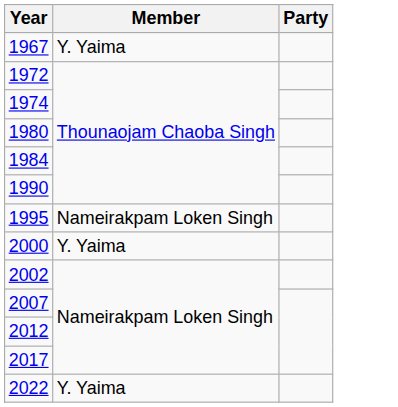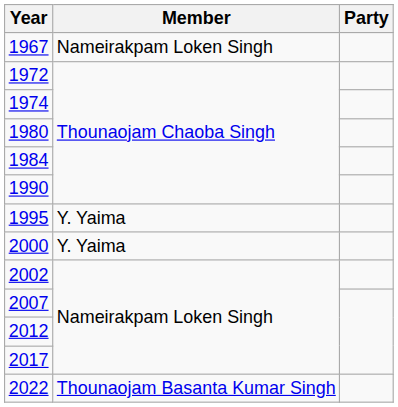(91, 47) Y. Yaima -> (165, 47) Nameirakpam Loken Singh
(165, 217) Nameirakpam Loken Singh -> (91, 217) Y. Yaima
(91, 388) Y. Yaima -> (196, 388) Thounaojam Basanta Kumar Singh
